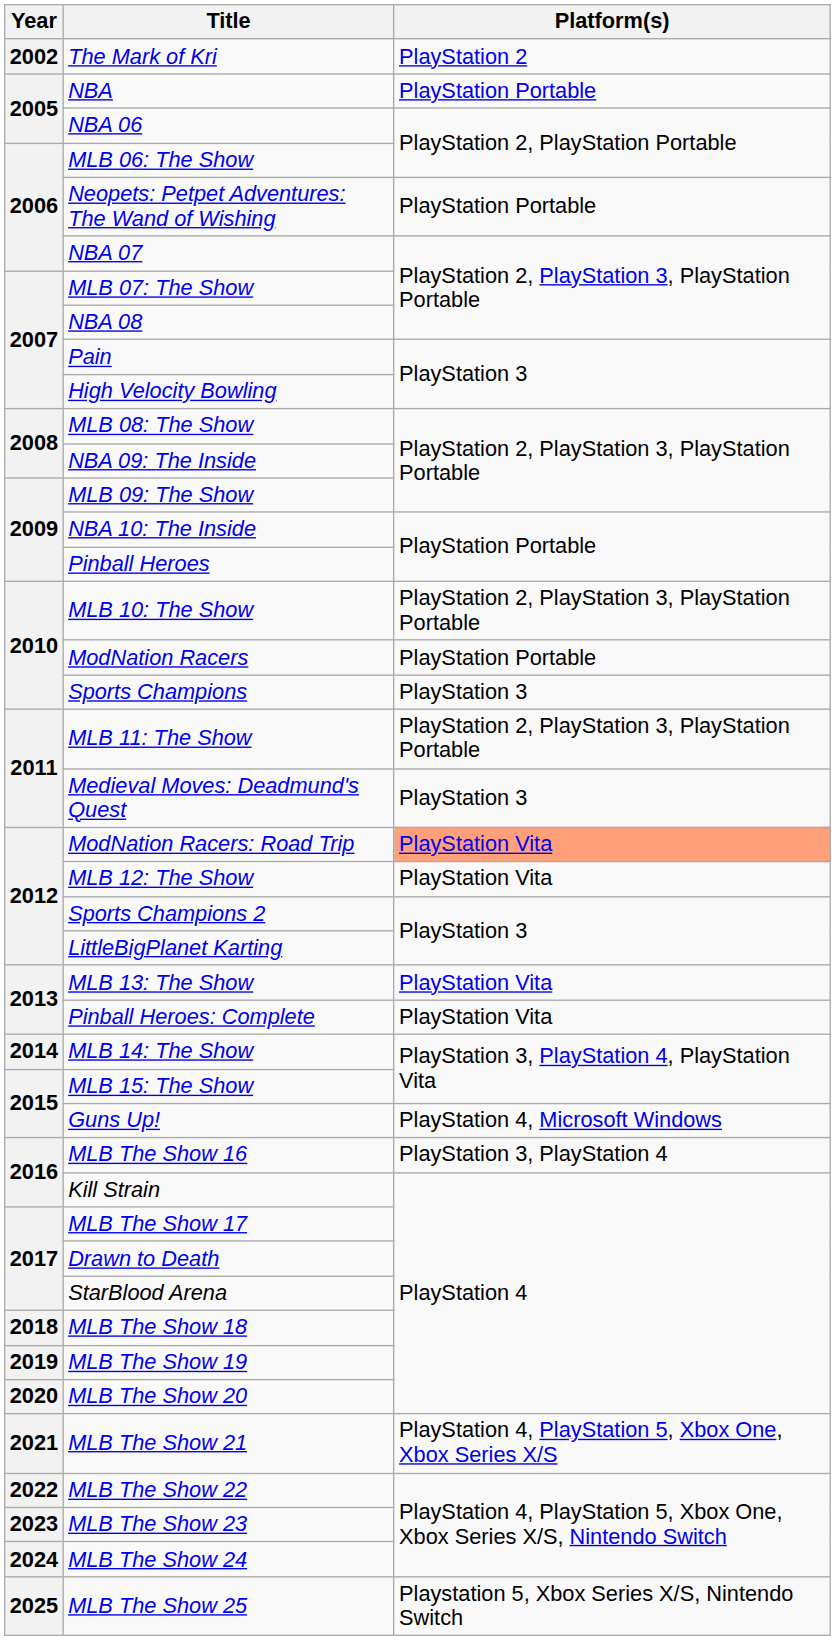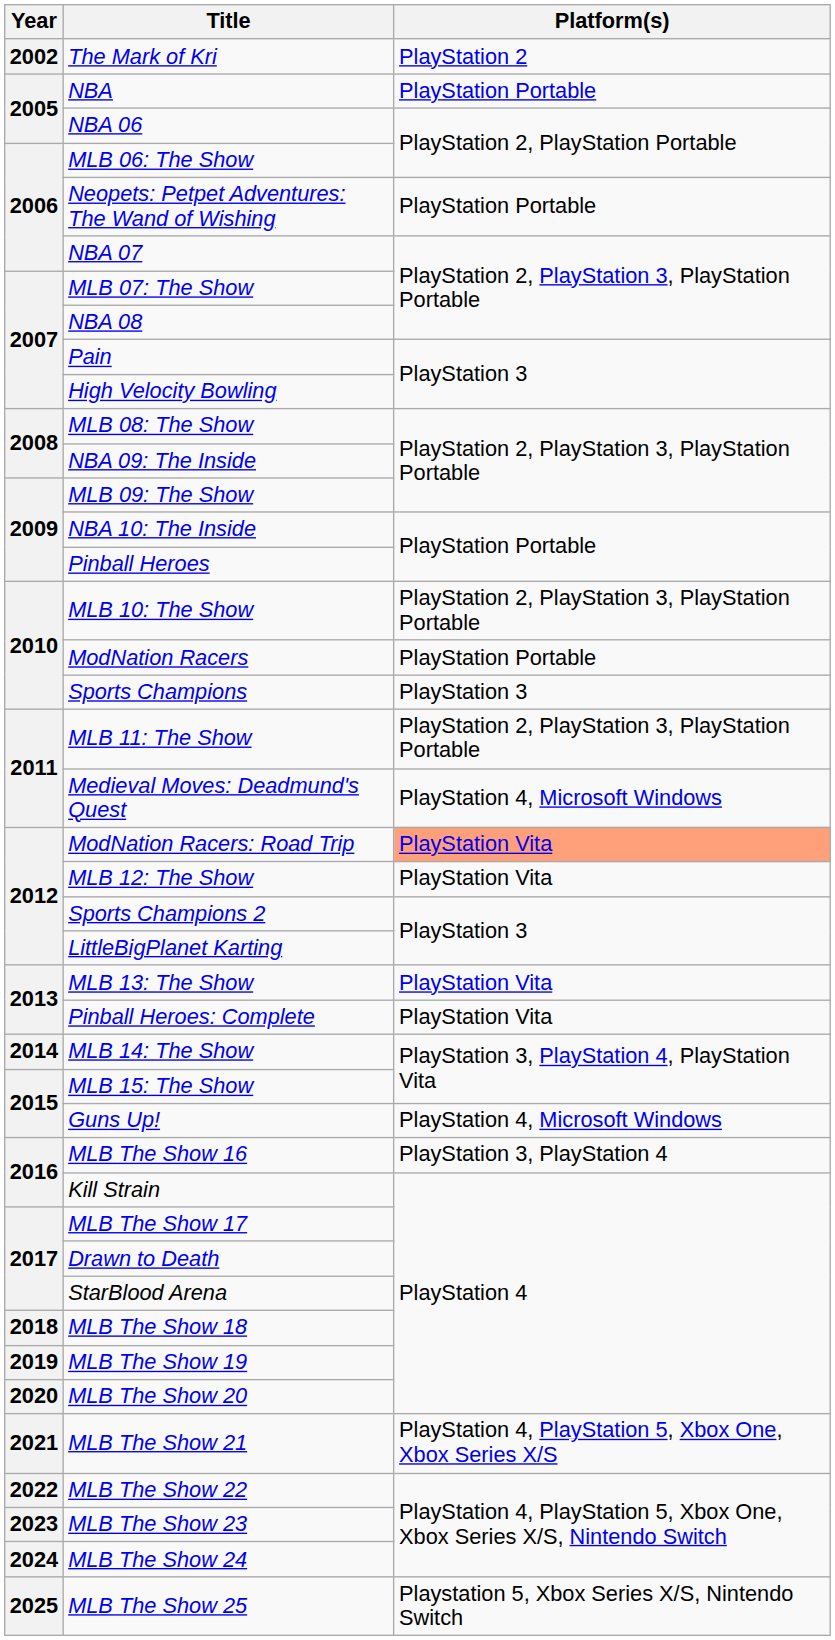(463, 797) PlayStation 3 -> (560, 797) PlayStation 4, Microsoft Windows
